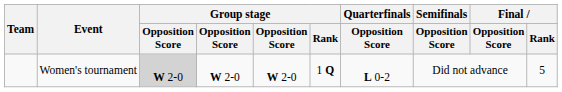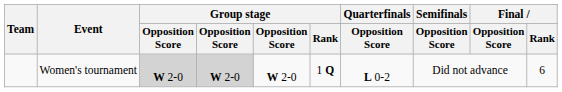(225, 77) no background -> (225, 77) lightgrey background
(542, 70) 5 -> (542, 70) 6
